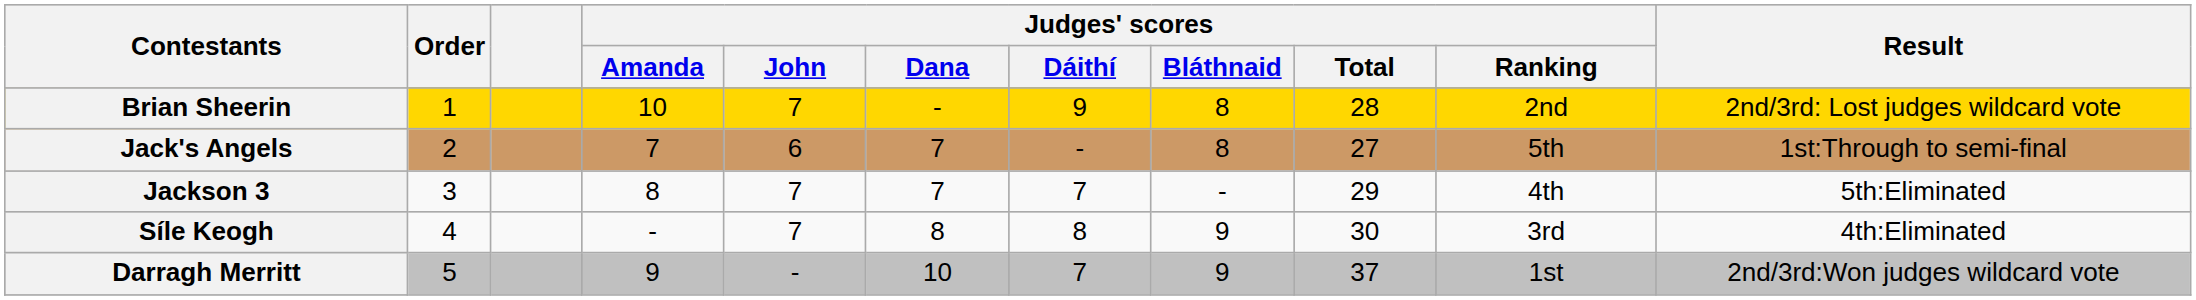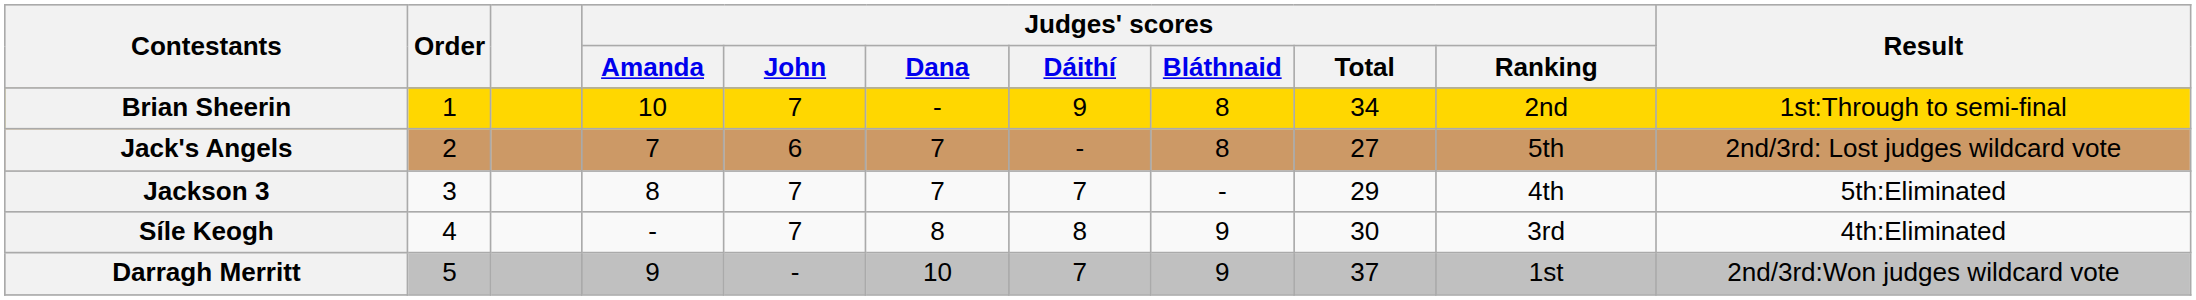(1365, 107) 28 -> (1365, 107) 34
(1923, 107) 2nd/3rd: Lost judges wildcard vote -> (1923, 107) 1st:Through to semi-final
(1923, 149) 1st:Through to semi-final -> (1923, 149) 2nd/3rd: Lost judges wildcard vote
